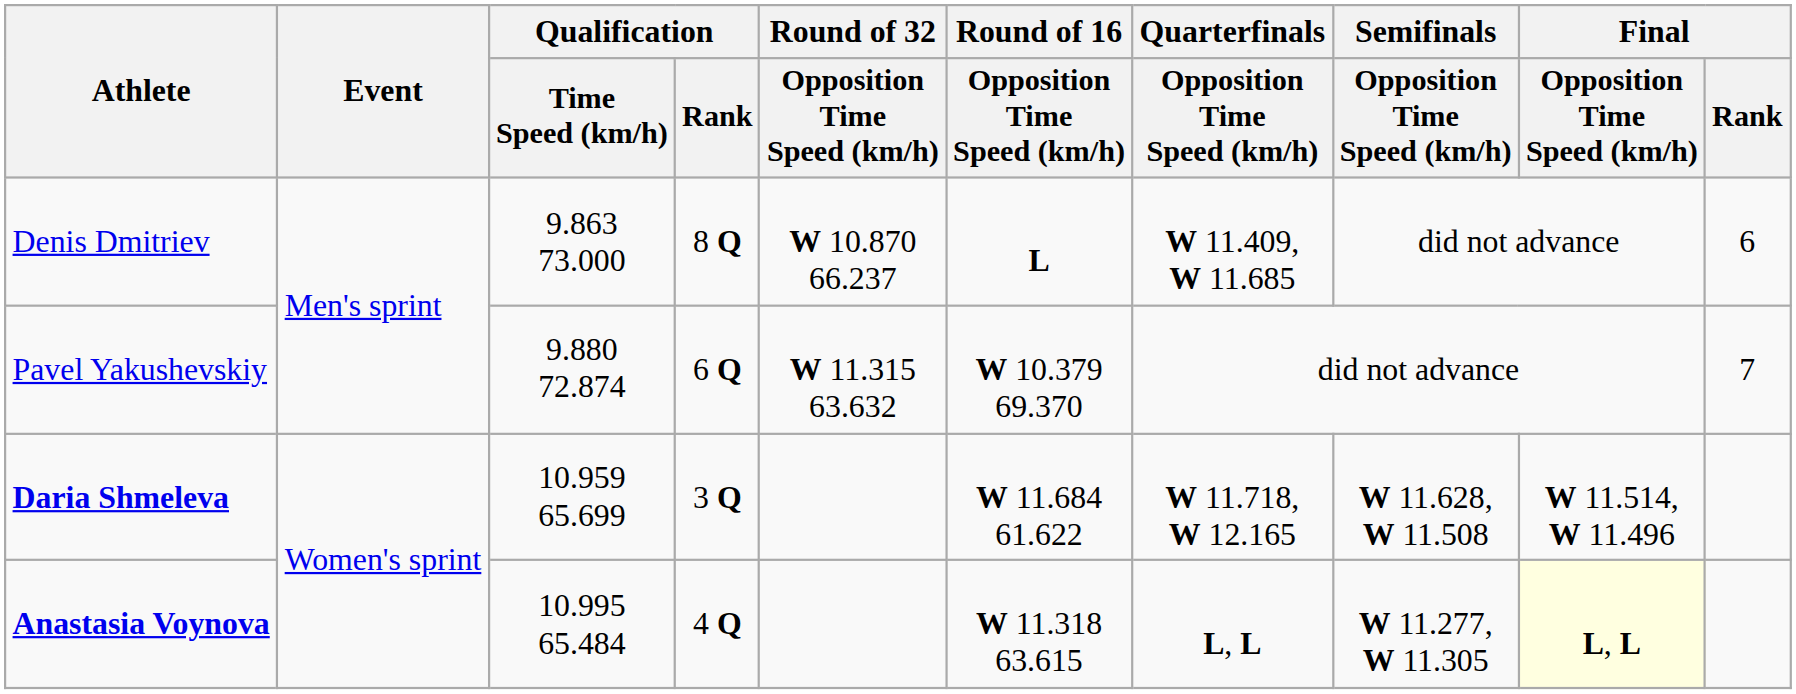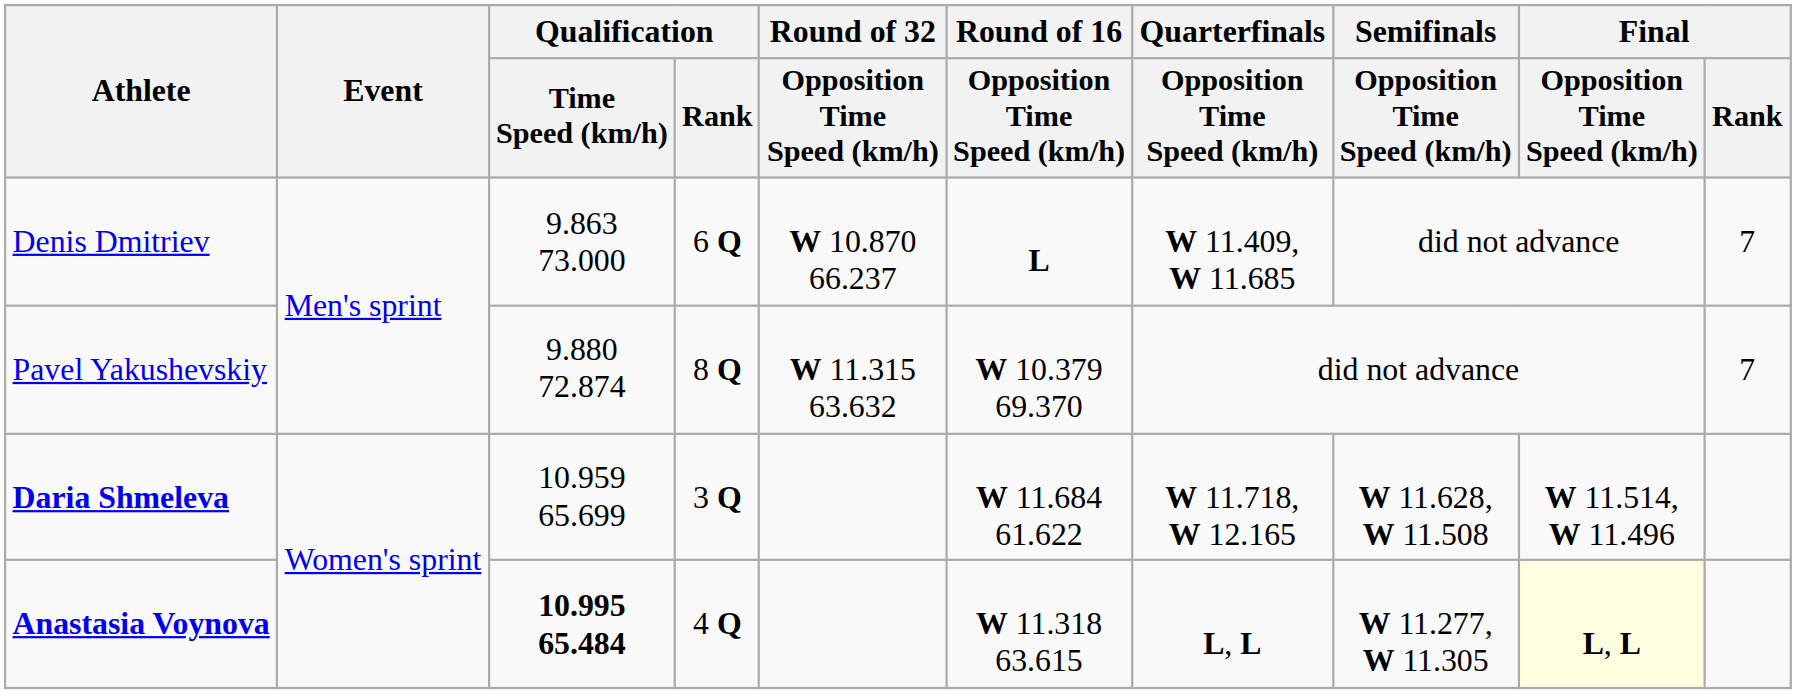(717, 241) 8 Q -> (717, 241) 6 Q
(1747, 241) 6 -> (1747, 241) 7
(717, 369) 6 Q -> (717, 369) 8 Q
(582, 624) normal -> (582, 624) bold
